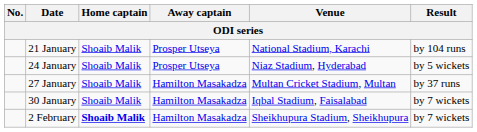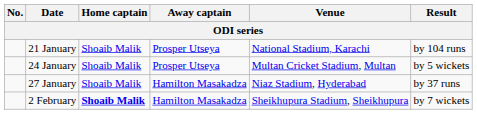(309, 65) Niaz Stadium, Hyderabad -> (324, 65) Multan Cricket Stadium, Multan
(324, 83) Multan Cricket Stadium, Multan -> (309, 83) Niaz Stadium, Hyderabad
- row: (52, 100)
